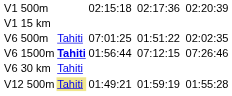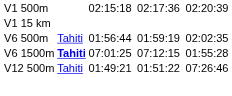(110, 38) 07:01:25 -> (110, 38) 01:56:44
(159, 38) 01:51:22 -> (159, 38) 01:59:19
(110, 53) 01:56:44 -> (110, 53) 07:01:25
(207, 53) 07:26:46 -> (207, 53) 01:55:28
- row: (27, 69)
(70, 84) khaki background -> (70, 69) no background
(159, 84) 01:59:19 -> (159, 69) 01:51:22
(207, 84) 01:55:28 -> (207, 69) 07:26:46
